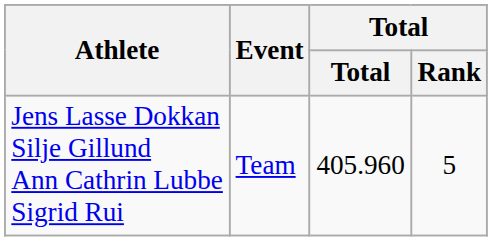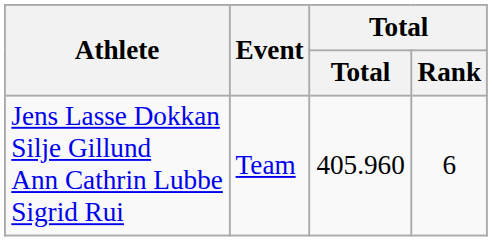(449, 165) 5 -> (449, 165) 6
